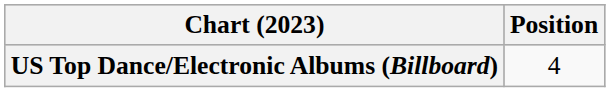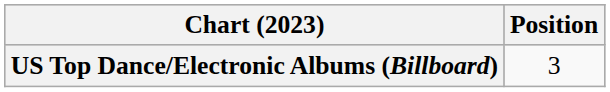(554, 65) 4 -> (554, 65) 3
